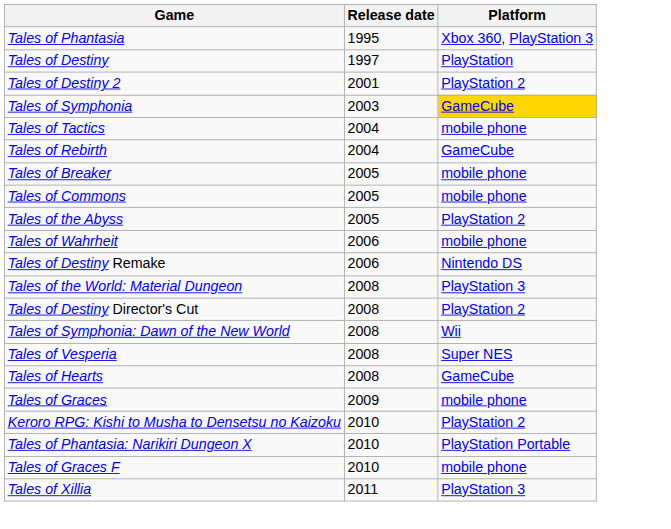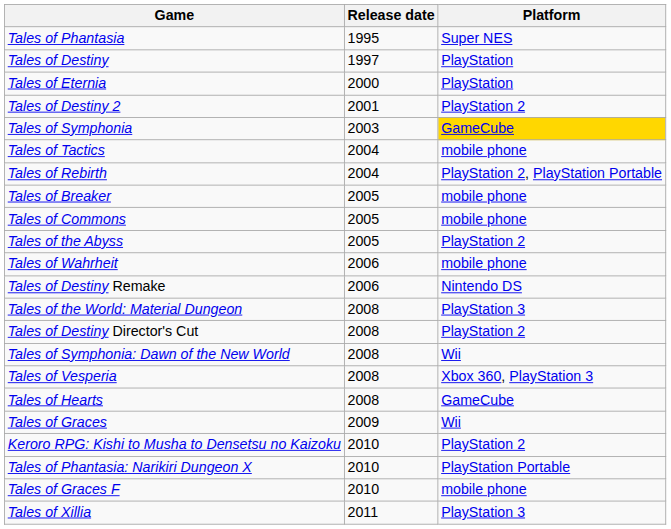(517, 38) Xbox 360, PlayStation 3 -> (477, 38) Super NES
+ row: (57, 83)
(478, 151) GameCube -> (552, 173) PlayStation 2, PlayStation Portable
(477, 354) Super NES -> (517, 377) Xbox 360, PlayStation 3
(484, 399) mobile phone -> (451, 422) Wii
